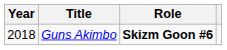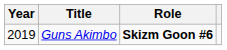(21, 34) 2018 -> (21, 34) 2019
